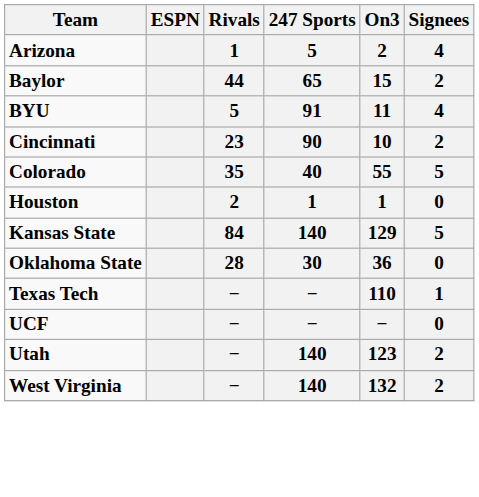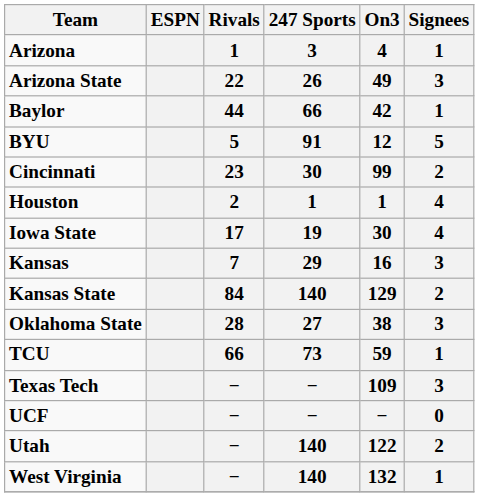(312, 50) 5 -> (312, 50) 3
(382, 50) 2 -> (382, 50) 4
(439, 50) 4 -> (439, 50) 1
+ row: (65, 80)
(312, 80) 65 -> (312, 111) 66
(382, 80) 15 -> (382, 111) 42
(439, 80) 2 -> (439, 111) 1
(382, 111) 11 -> (382, 141) 12
(439, 111) 4 -> (439, 141) 5
(312, 141) 90 -> (312, 171) 30
(382, 141) 10 -> (382, 171) 99
- row: (47, 171)
(439, 202) 0 -> (439, 202) 4
+ row: (52, 232)
+ row: (39, 263)
(439, 232) 5 -> (439, 293) 2
(312, 263) 30 -> (312, 324) 27
(382, 263) 36 -> (382, 324) 38
(439, 263) 0 -> (439, 324) 3
+ row: (29, 354)
(382, 293) 110 -> (382, 385) 109
(439, 293) 1 -> (439, 385) 3
(382, 354) 123 -> (382, 446) 122
(439, 385) 2 -> (439, 476) 1
